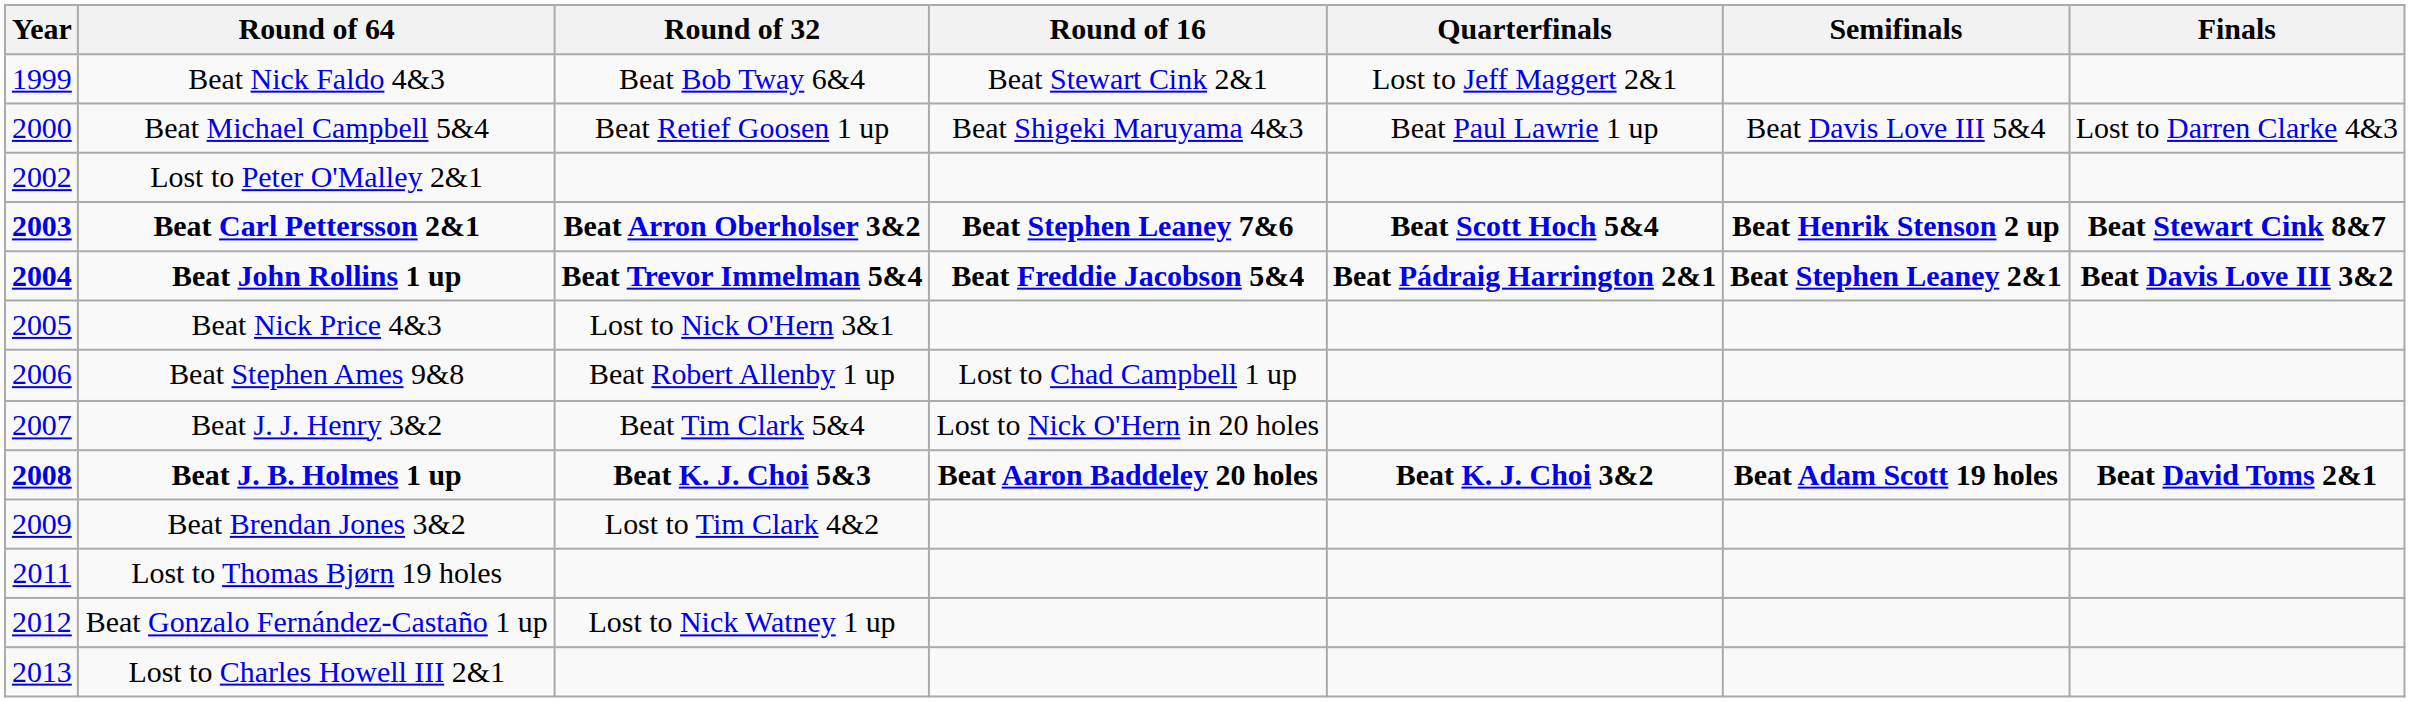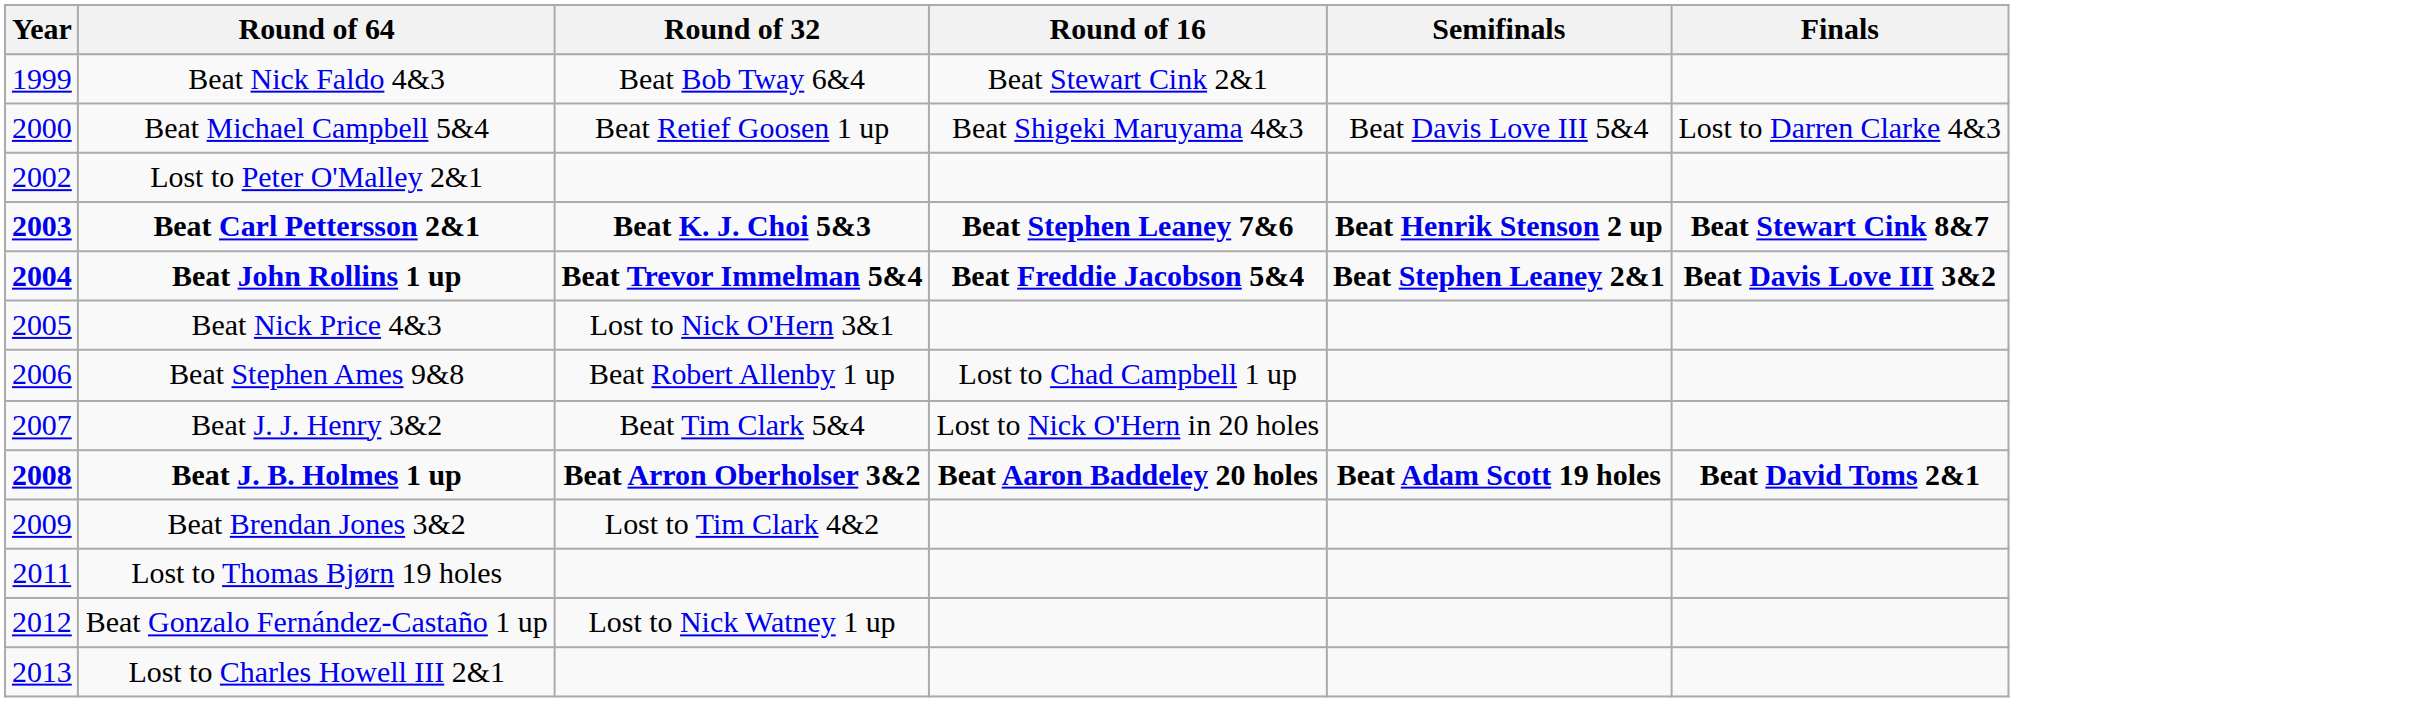- column: (1525, 29)
(742, 226) Beat Arron Oberholser 3&2 -> (742, 226) Beat K. J. Choi 5&3
(742, 473) Beat K. J. Choi 5&3 -> (742, 473) Beat Arron Oberholser 3&2
